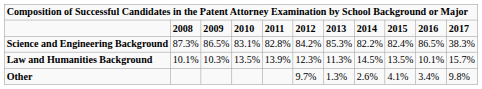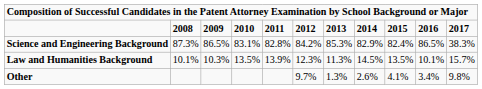(370, 44) 82.2% -> (370, 44) 82.9%
